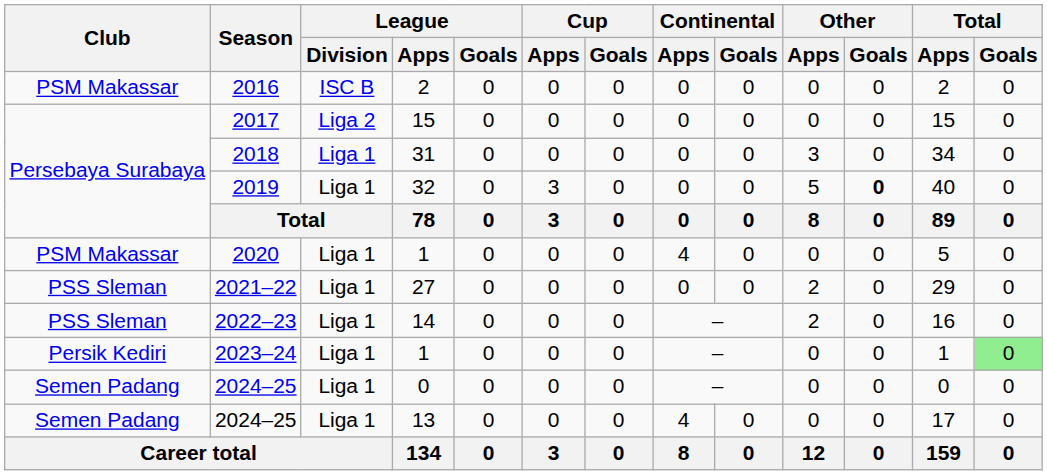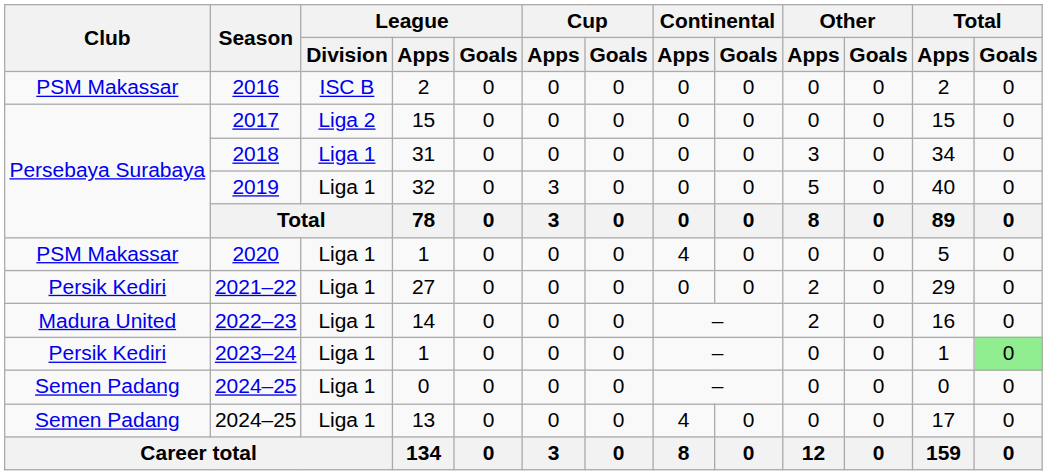(878, 187) bold -> (878, 187) normal
(107, 287) PSS Sleman -> (107, 287) Persik Kediri
(107, 320) PSS Sleman -> (107, 320) Madura United
